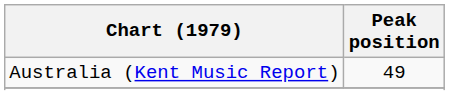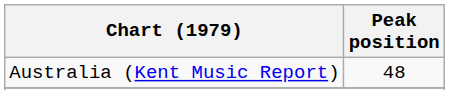(394, 73) 49 -> (394, 73) 48
